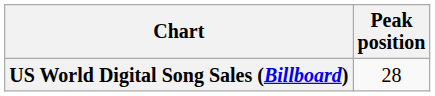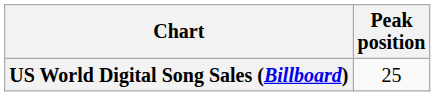(392, 74) 28 -> (392, 74) 25
